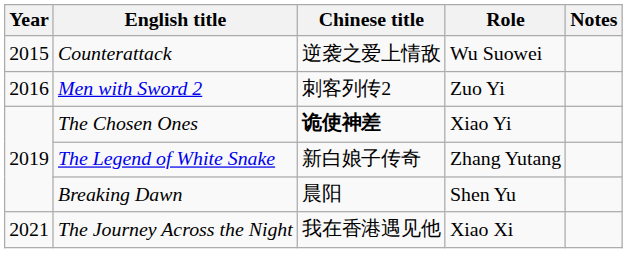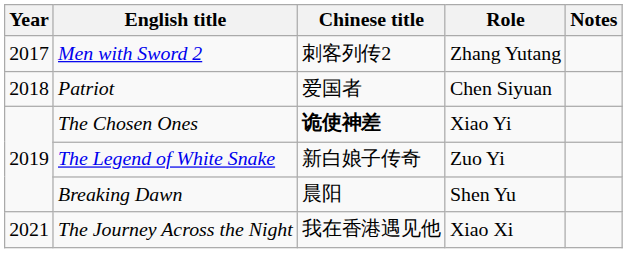- row: (115, 53)
(29, 88) 2016 -> (29, 53) 2017
(477, 88) Zuo Yi -> (505, 53) Zhang Yutang
+ row: (86, 88)
(505, 159) Zhang Yutang -> (477, 159) Zuo Yi
